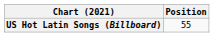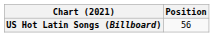(186, 25) 55 -> (186, 25) 56
